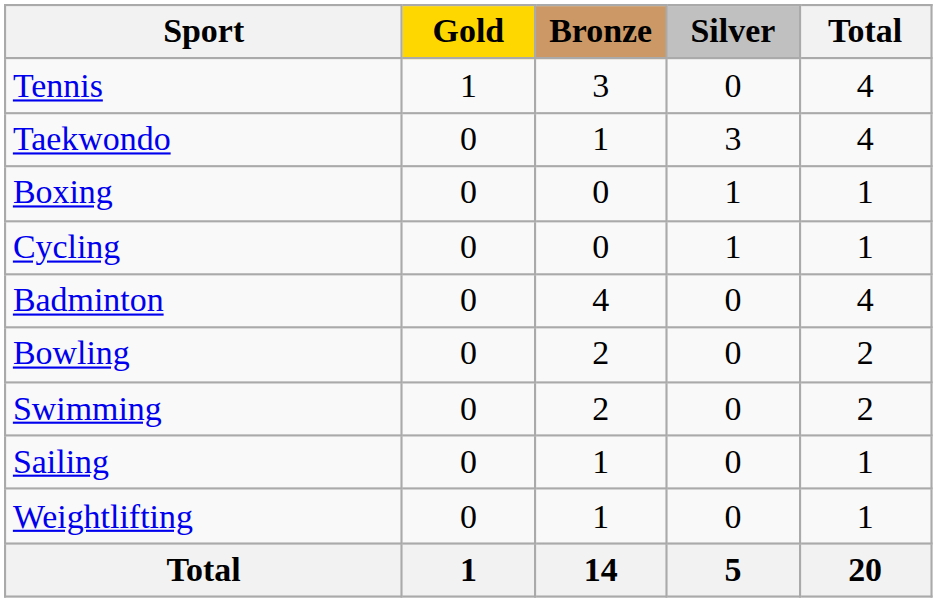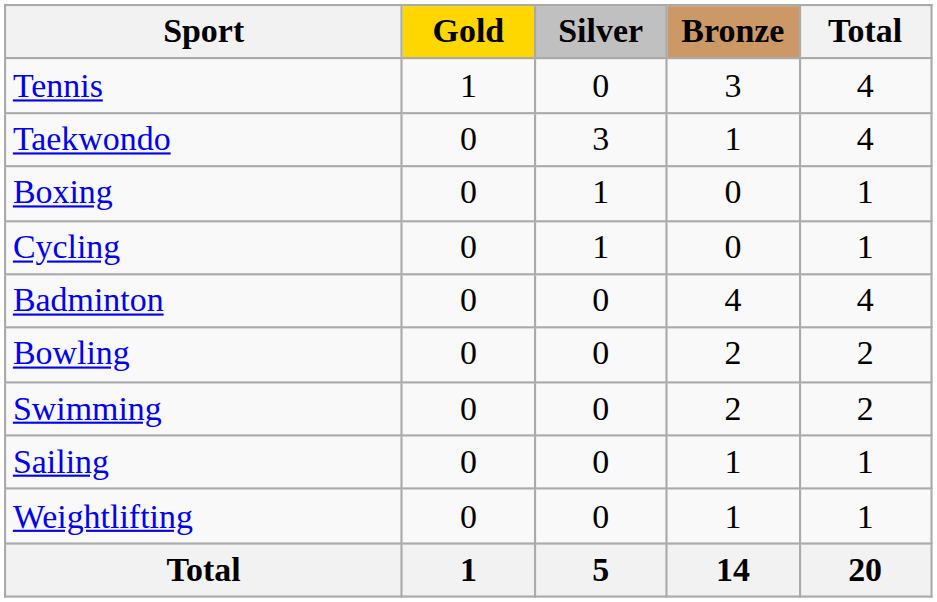columns swapped: (733, 31) <-> (601, 31)
